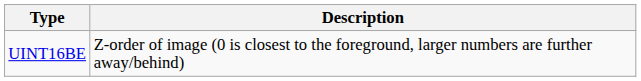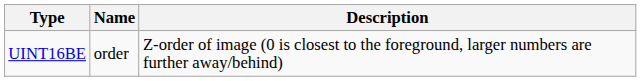+ column: (114, 17)
